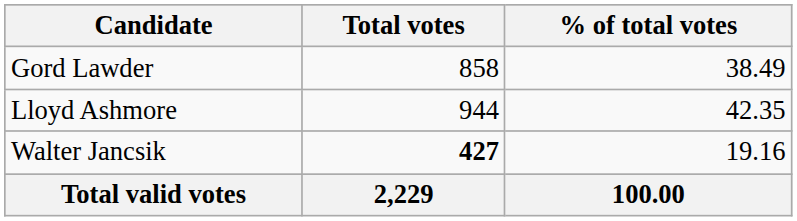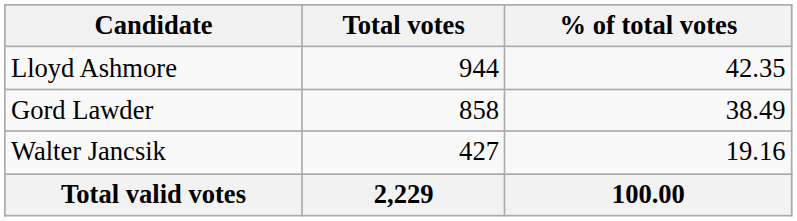rows swapped: (94, 109) <-> (82, 67)
(479, 151) bold -> (479, 151) normal
